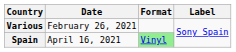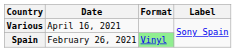(92, 26) February 26, 2021 -> (84, 26) April 16, 2021
(84, 40) April 16, 2021 -> (92, 40) February 26, 2021
